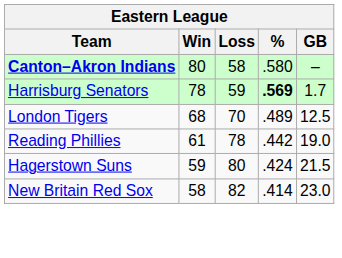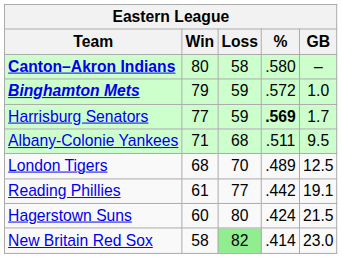+ row: (74, 91)
(197, 91) 78 -> (200, 116) 77
+ row: (93, 141)
(237, 141) 78 -> (240, 191) 77
(315, 141) 19.0 -> (318, 191) 19.1
(197, 166) 59 -> (200, 215) 60
(237, 191) no background -> (240, 240) lightgreen background
